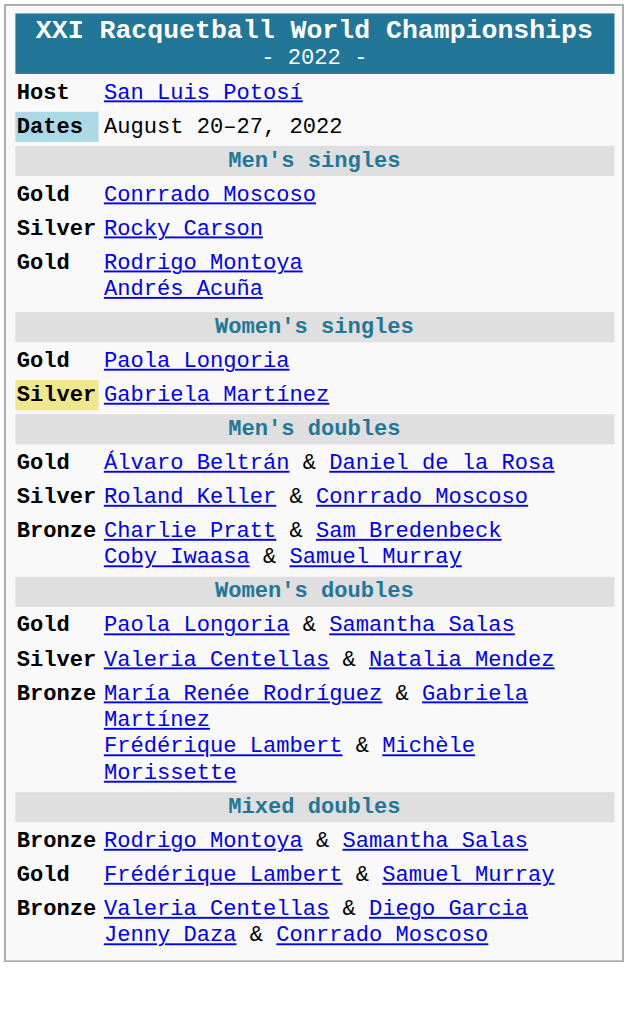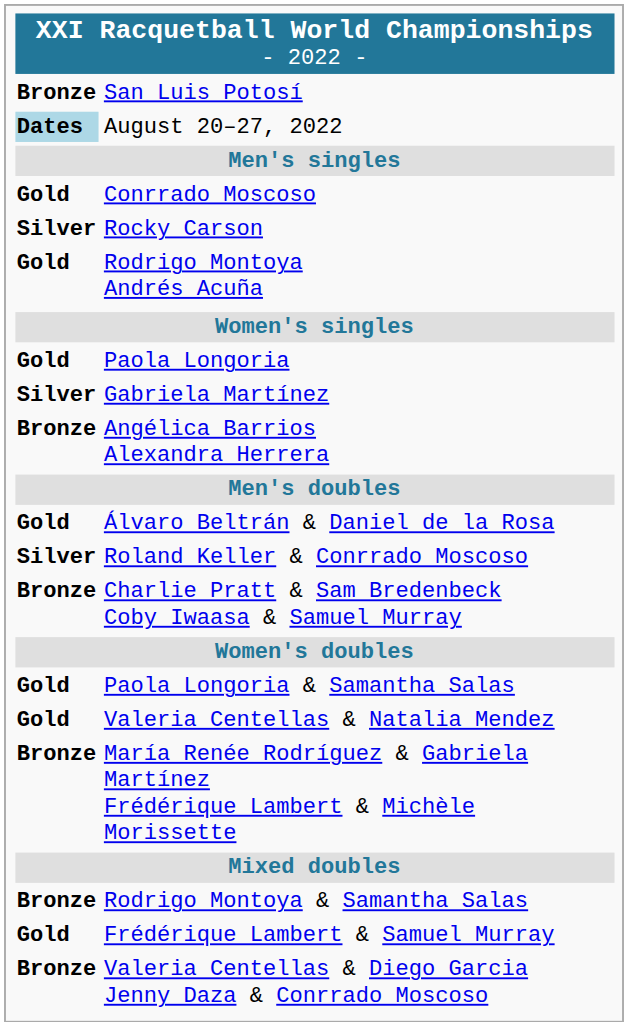(43, 93) Host -> (57, 93) Bronze
(57, 396) khaki background -> (57, 396) no background
+ row: (217, 443)
(57, 660) Silver -> (43, 721) Gold
